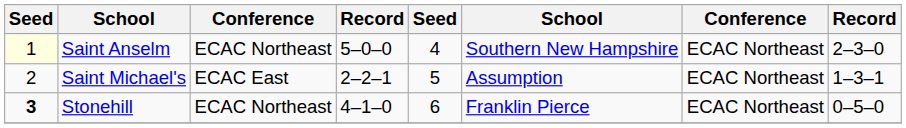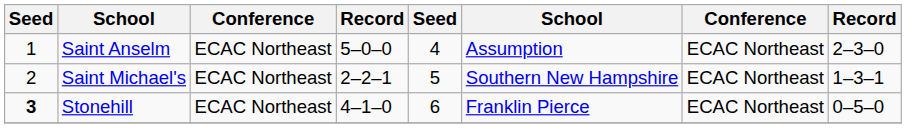(31, 48) lightyellow background -> (31, 48) no background
(572, 48) Southern New Hampshire -> (514, 48) Assumption
(242, 78) ECAC East -> (263, 78) ECAC Northeast
(514, 78) Assumption -> (572, 78) Southern New Hampshire
